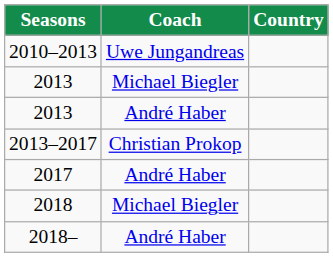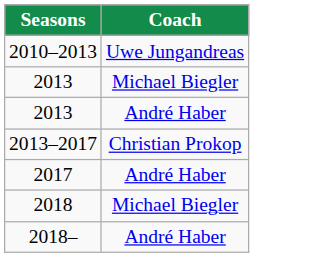- column: (288, 19)
